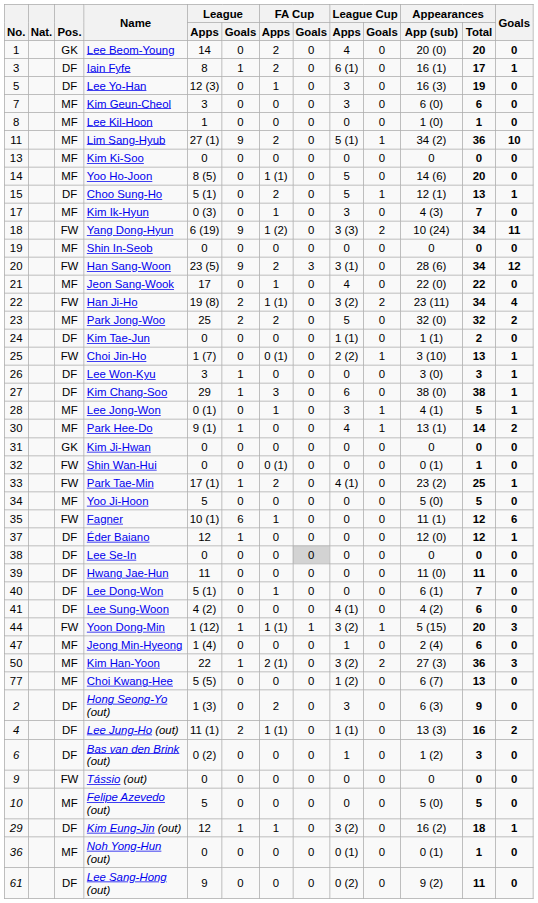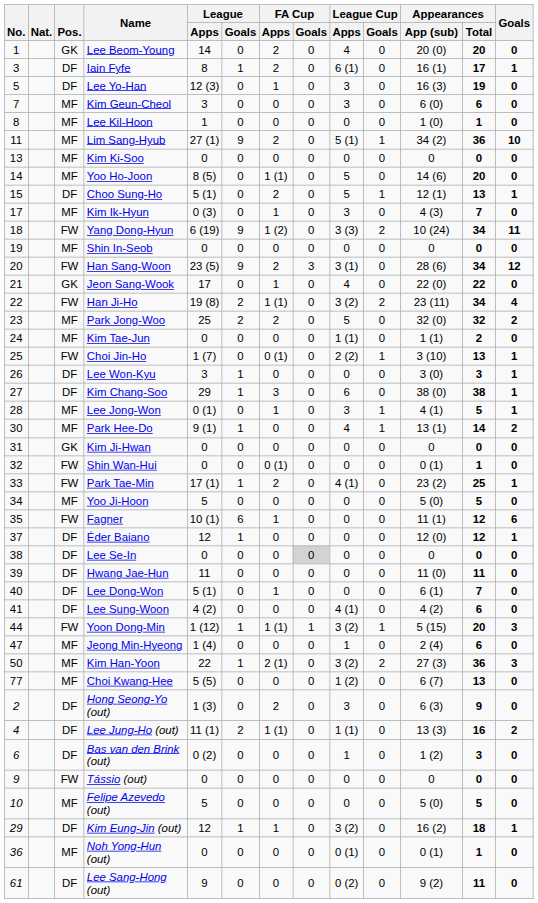(70, 284) MF -> (70, 284) GK
(70, 338) DF -> (70, 338) MF
